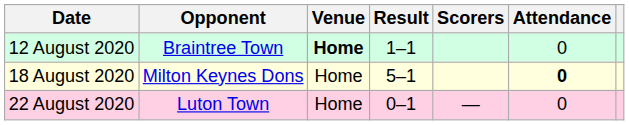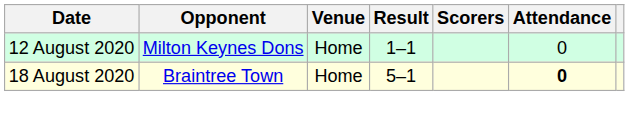(223, 47) Braintree Town -> (223, 47) Milton Keynes Dons
(339, 47) bold -> (338, 47) normal
(223, 76) Milton Keynes Dons -> (223, 76) Braintree Town
- row: (72, 104)
